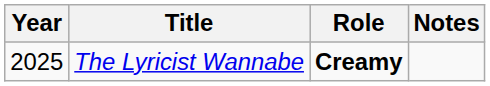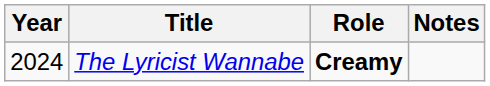(37, 61) 2025 -> (37, 61) 2024
